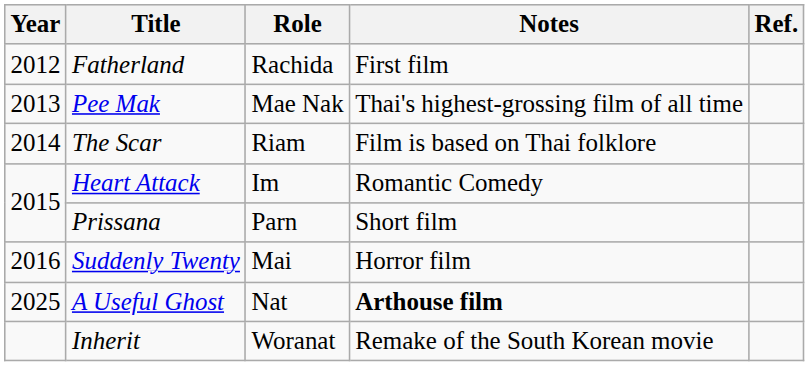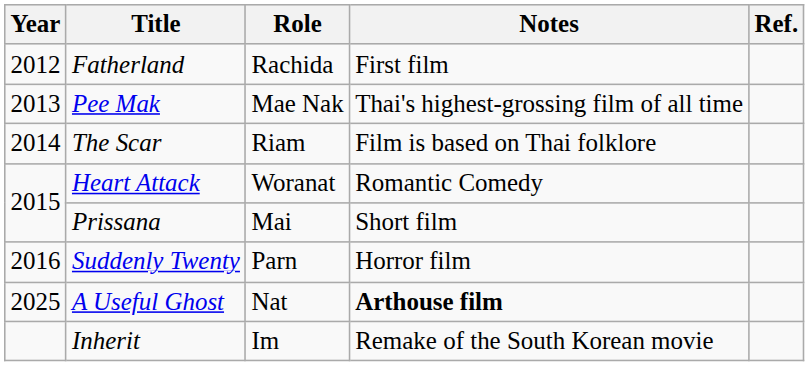(265, 182) Im -> (293, 182) Woranat
(274, 222) Parn -> (272, 222) Mai
(272, 261) Mai -> (274, 261) Parn
(293, 340) Woranat -> (265, 340) Im
